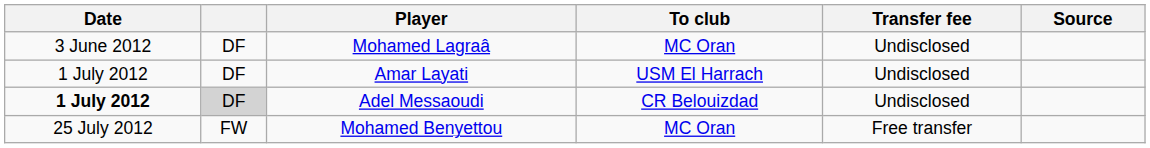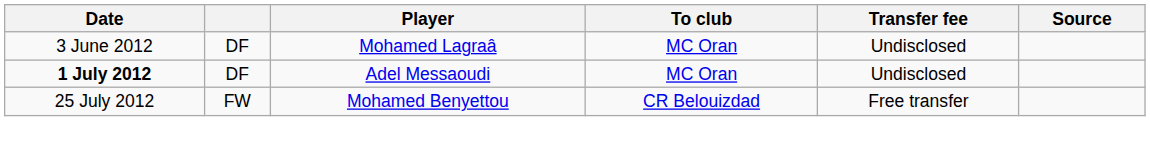- row: (421, 73)
(234, 101) lightgrey background -> (237, 73) no background
(700, 101) CR Belouizdad -> (702, 73) MC Oran
(700, 129) MC Oran -> (702, 101) CR Belouizdad
